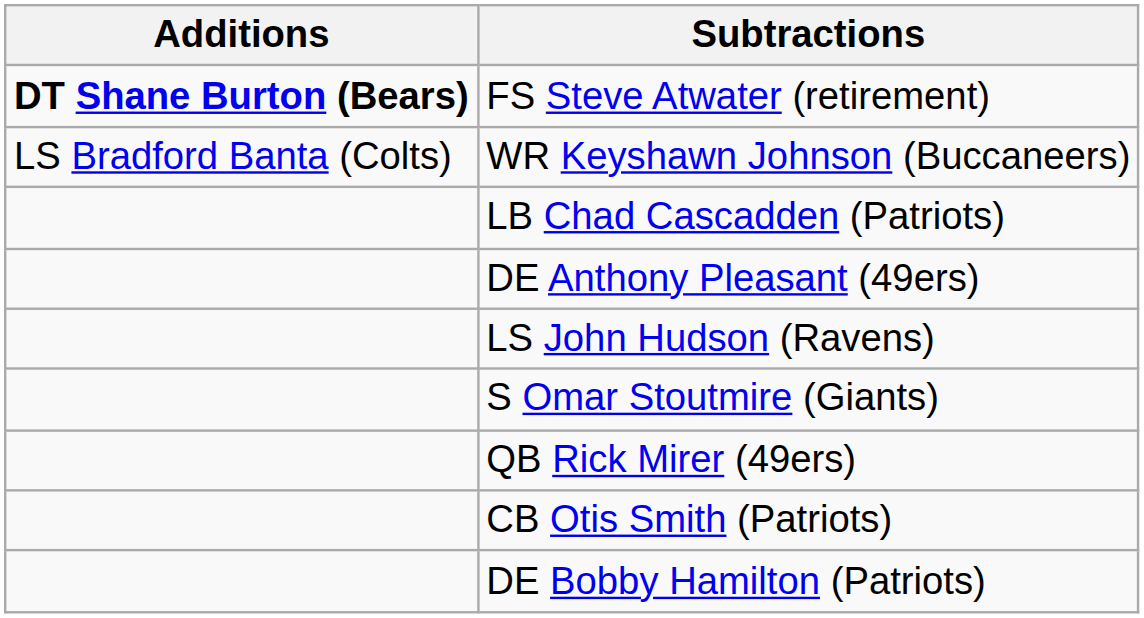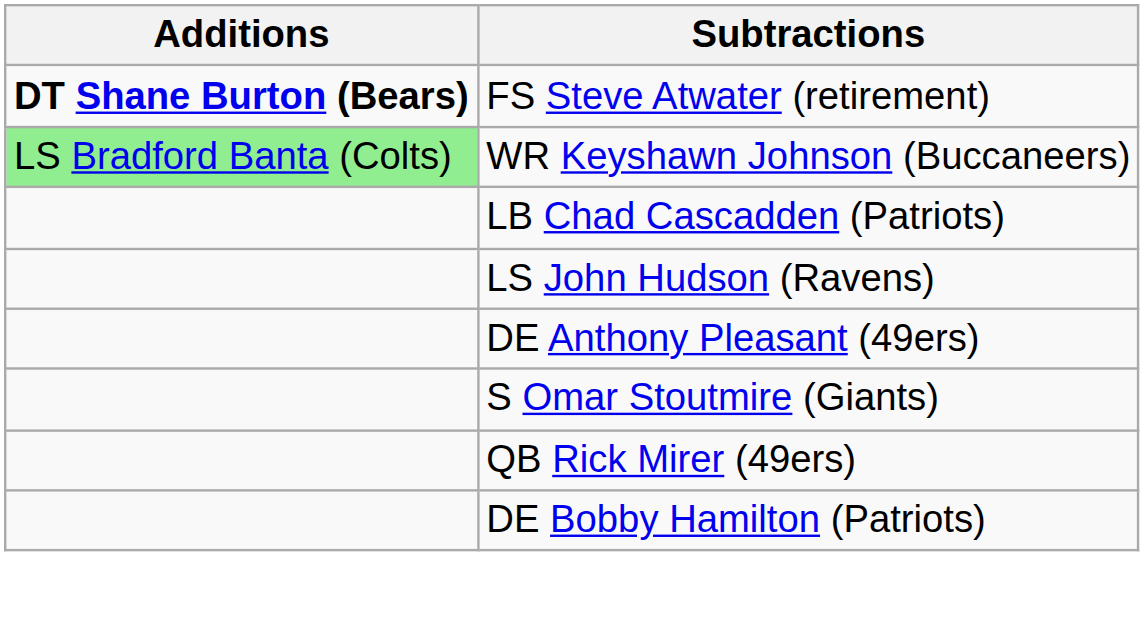(233, 156) no background -> (233, 156) lightgreen background
rows swapped: (733, 277) <-> (711, 338)
- row: (689, 519)
